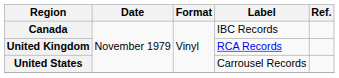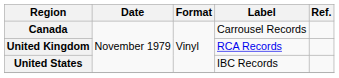(247, 30) IBC Records -> (262, 30) Carrousel Records
(262, 64) Carrousel Records -> (247, 64) IBC Records
